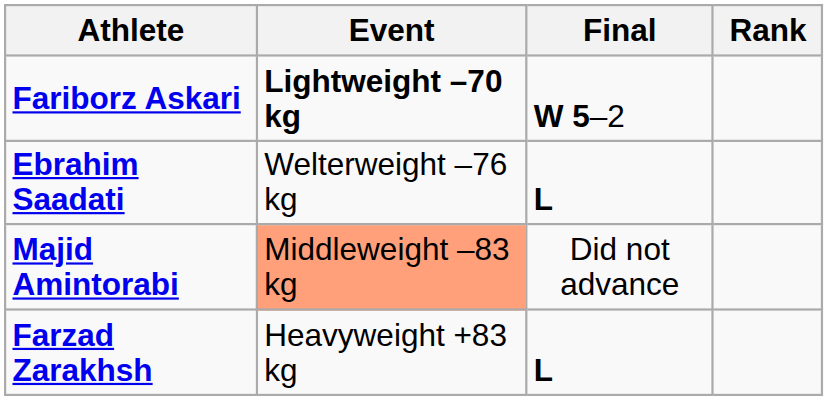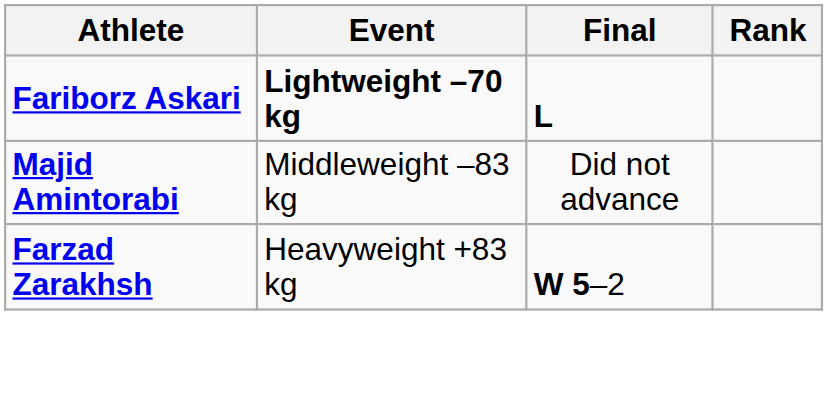(579, 115) W 5–2 -> (543, 115) L
- row: (76, 183)
(387, 267) lightsalmon background -> (387, 183) no background
(543, 370) L -> (579, 285) W 5–2
